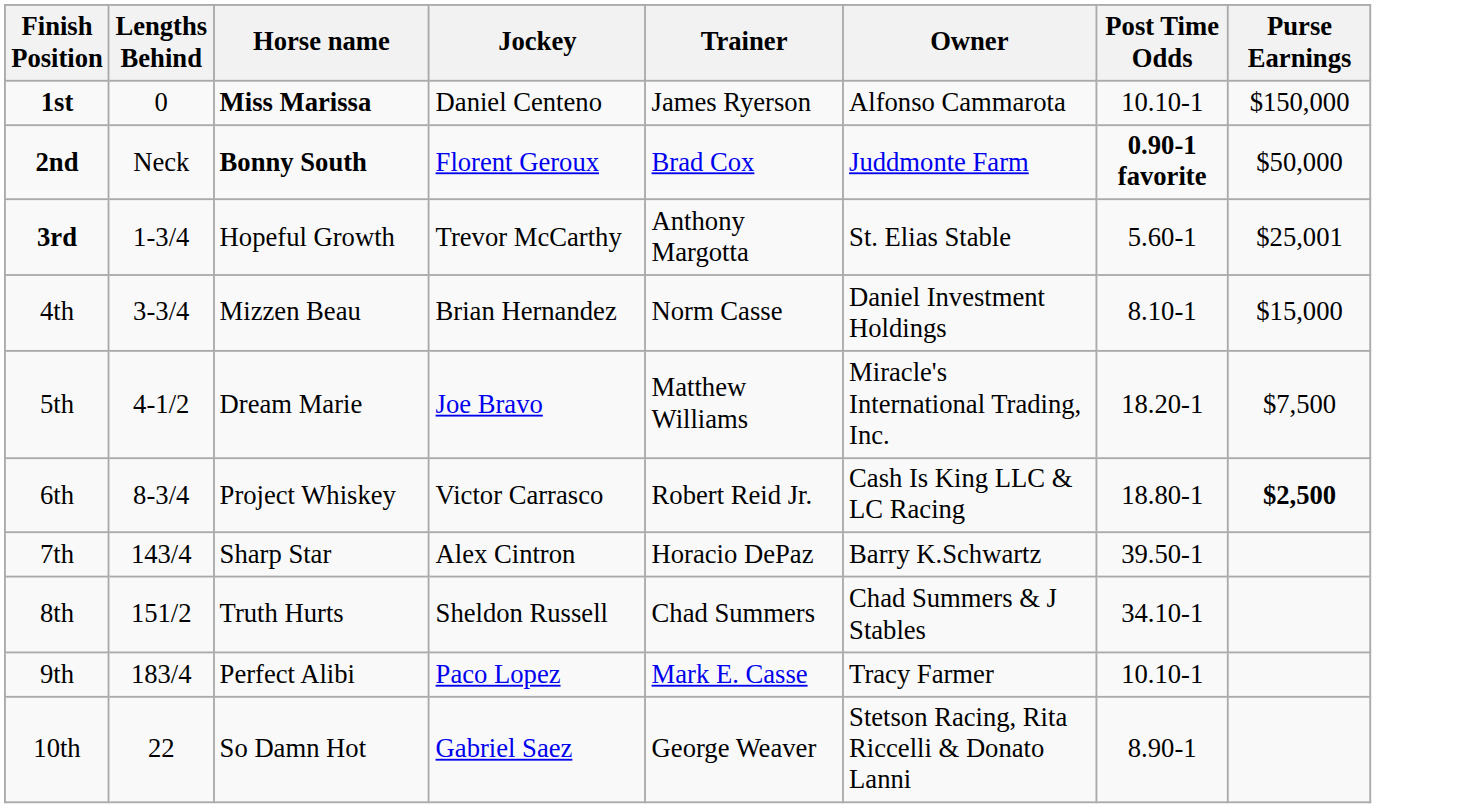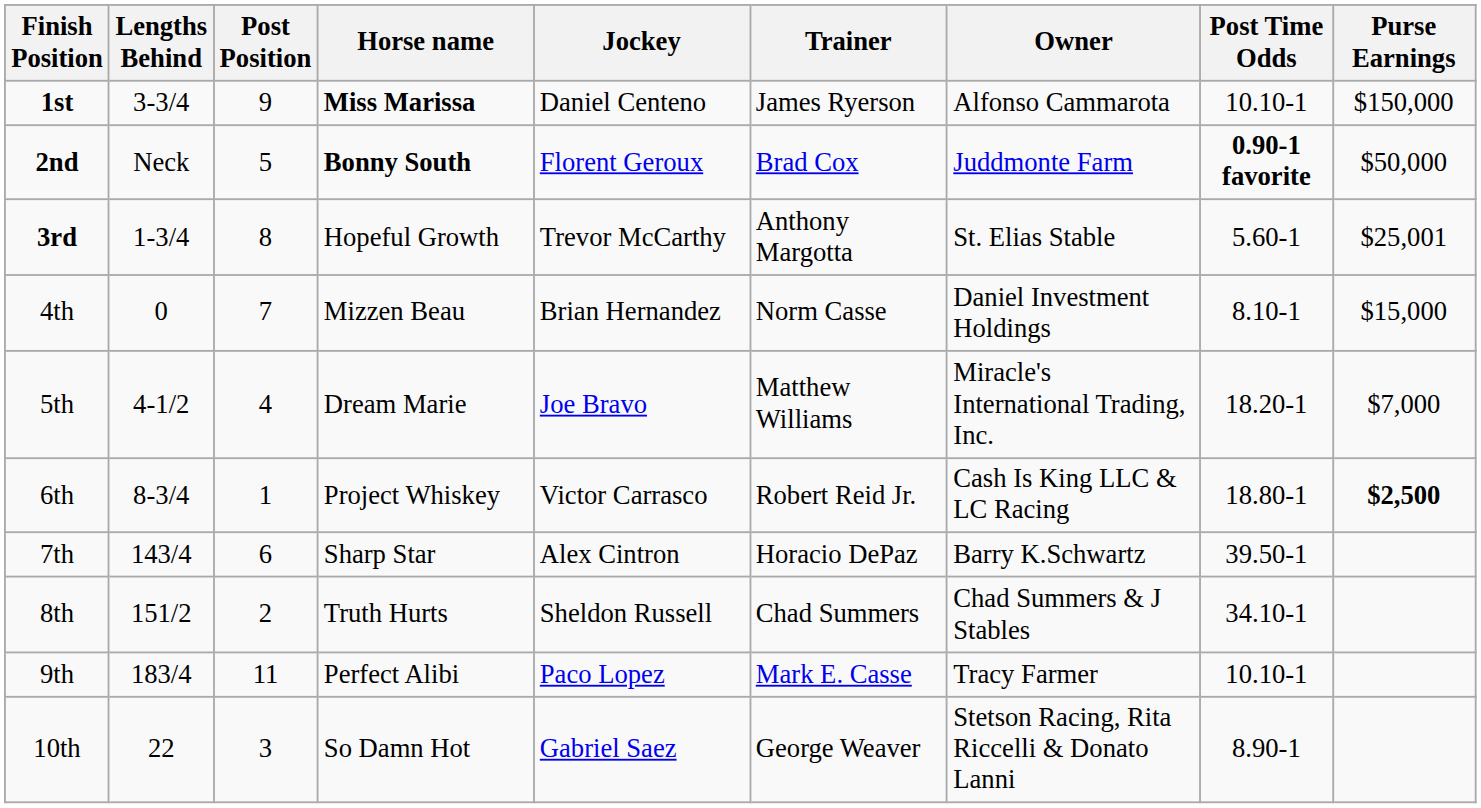+ column: (265, 42)
(161, 102) 0 -> (161, 102) 3-3/4
(161, 312) 3-3/4 -> (161, 312) 0
(1300, 403) $7,500 -> (1404, 403) $7,000
